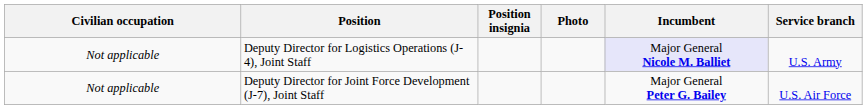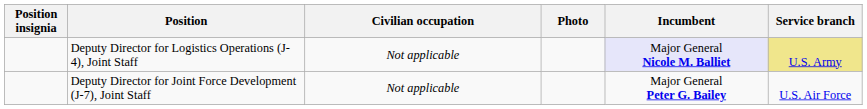columns swapped: (509, 21) <-> (123, 21)
(815, 61) no background -> (815, 61) khaki background
